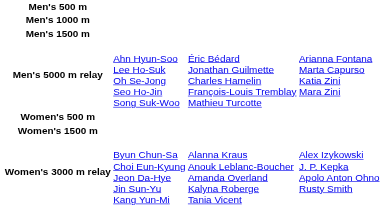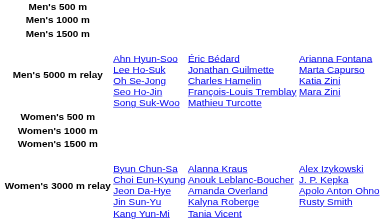+ row: (58, 130)
